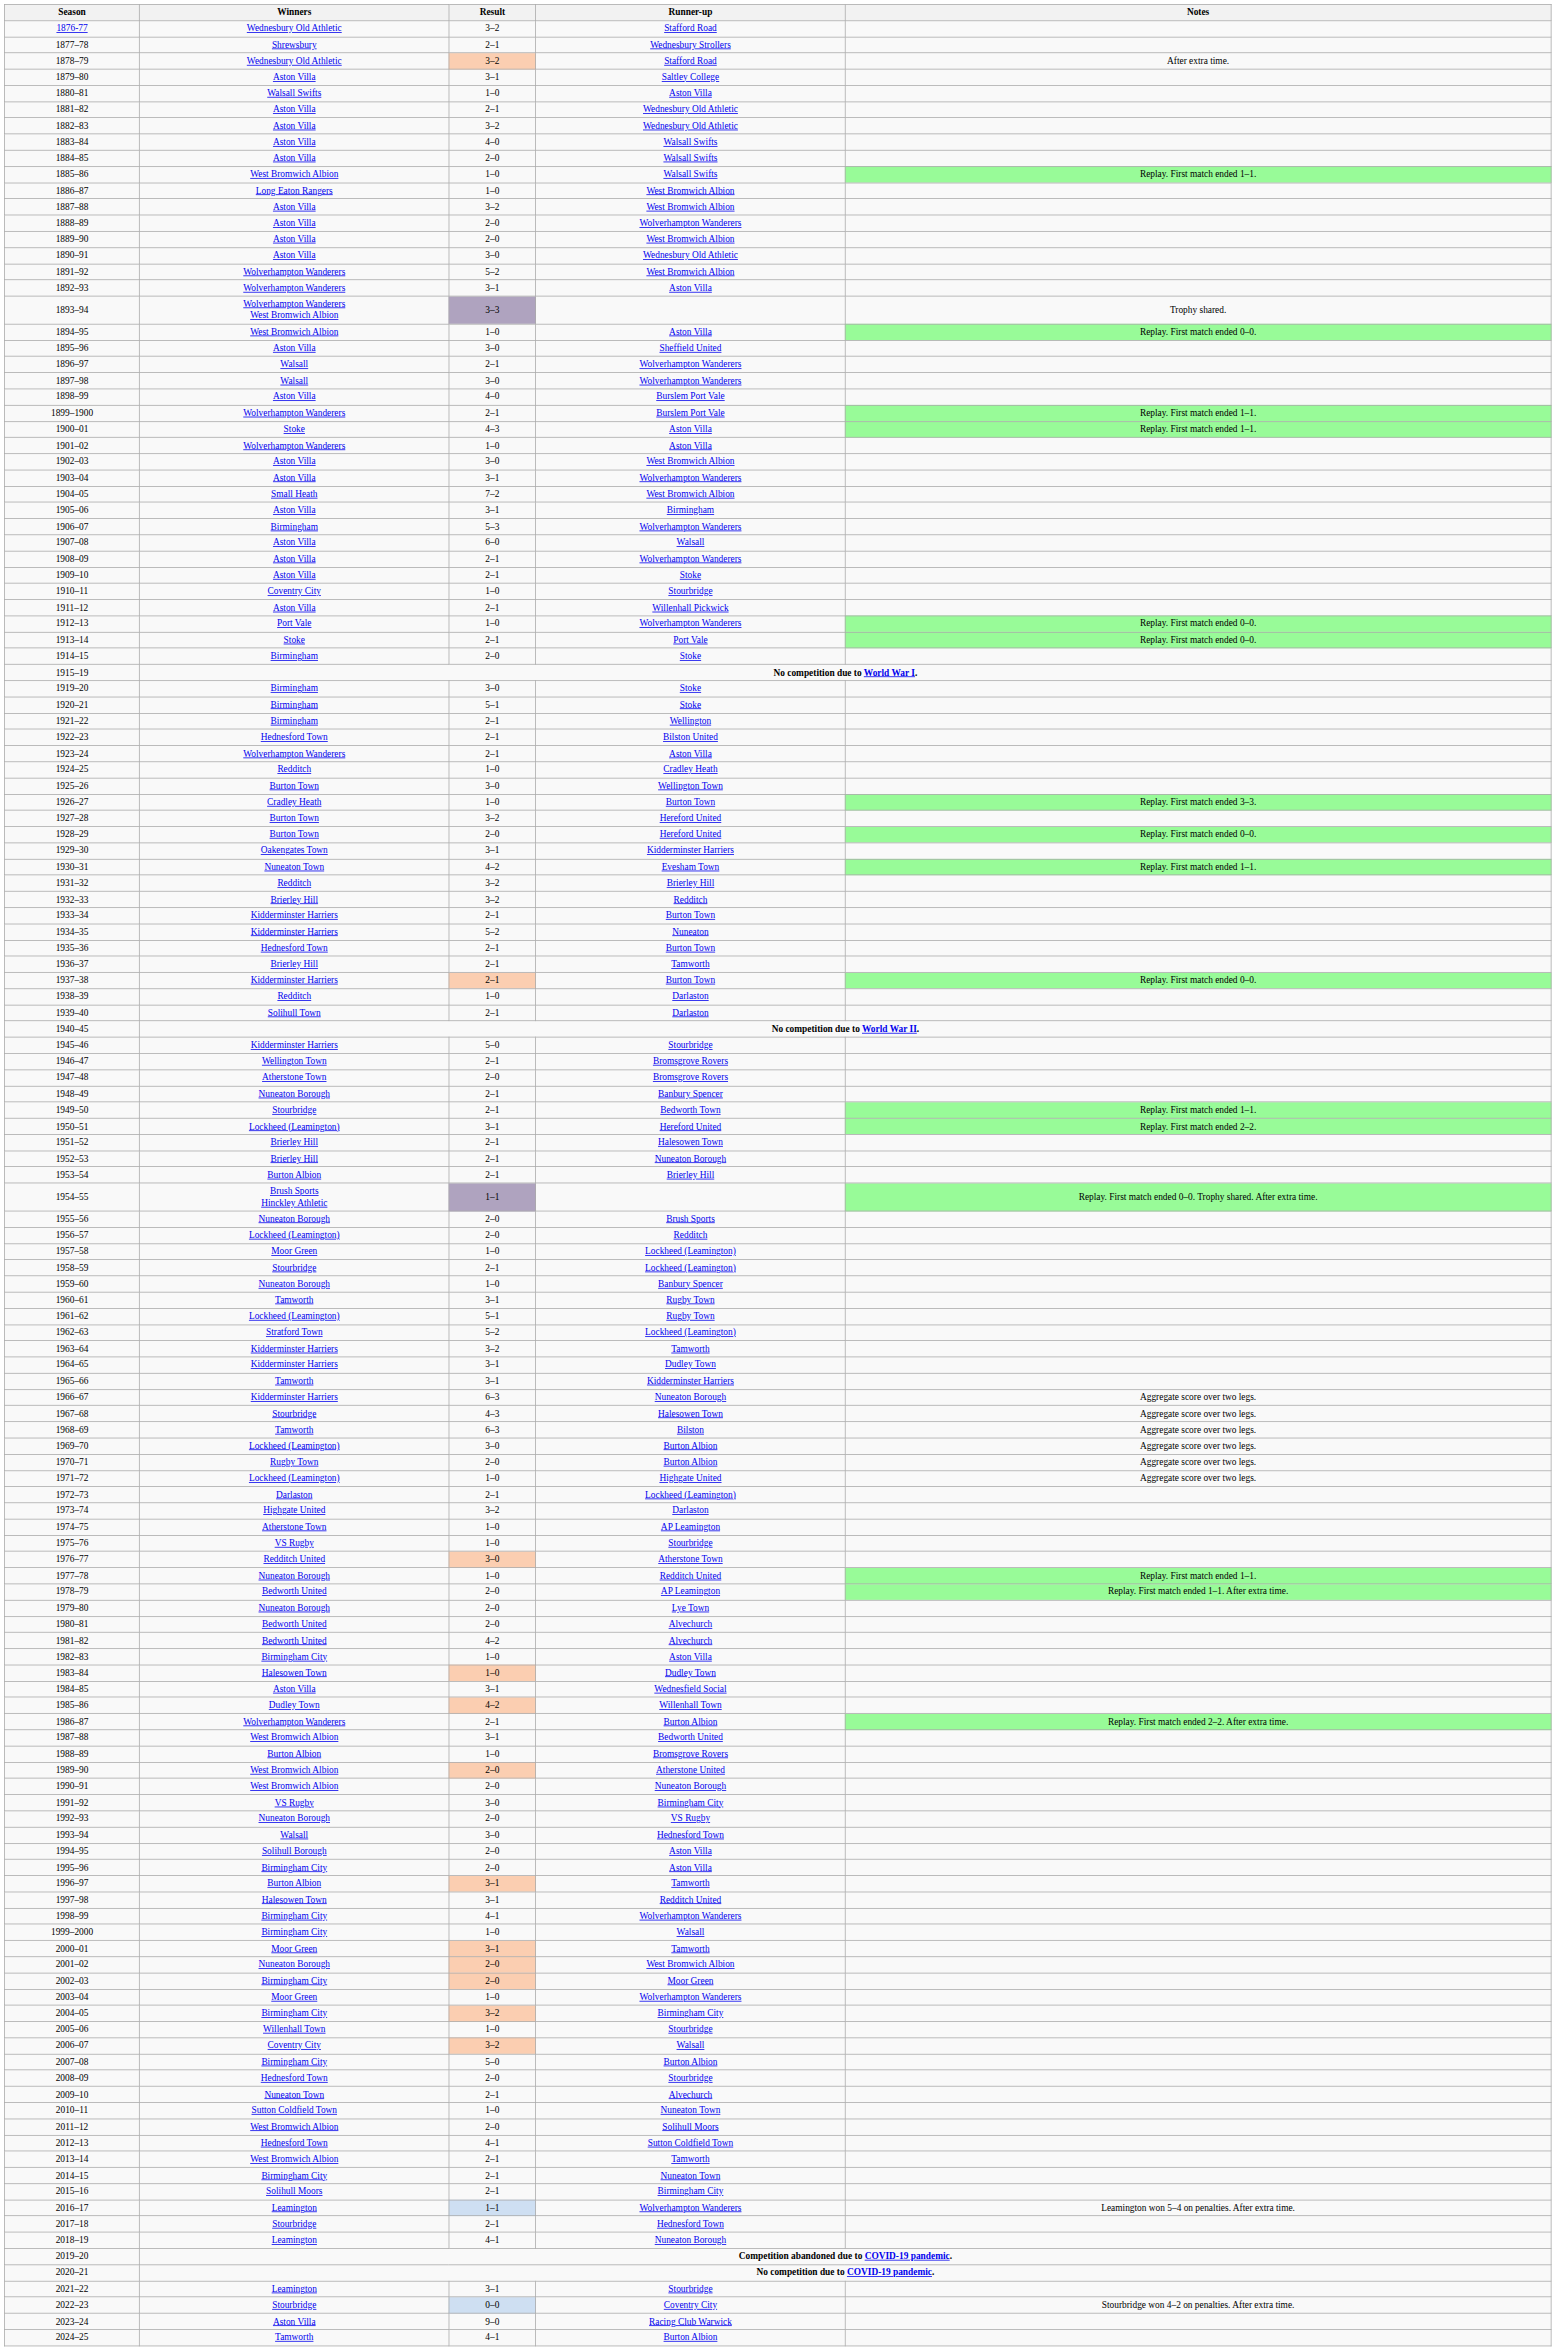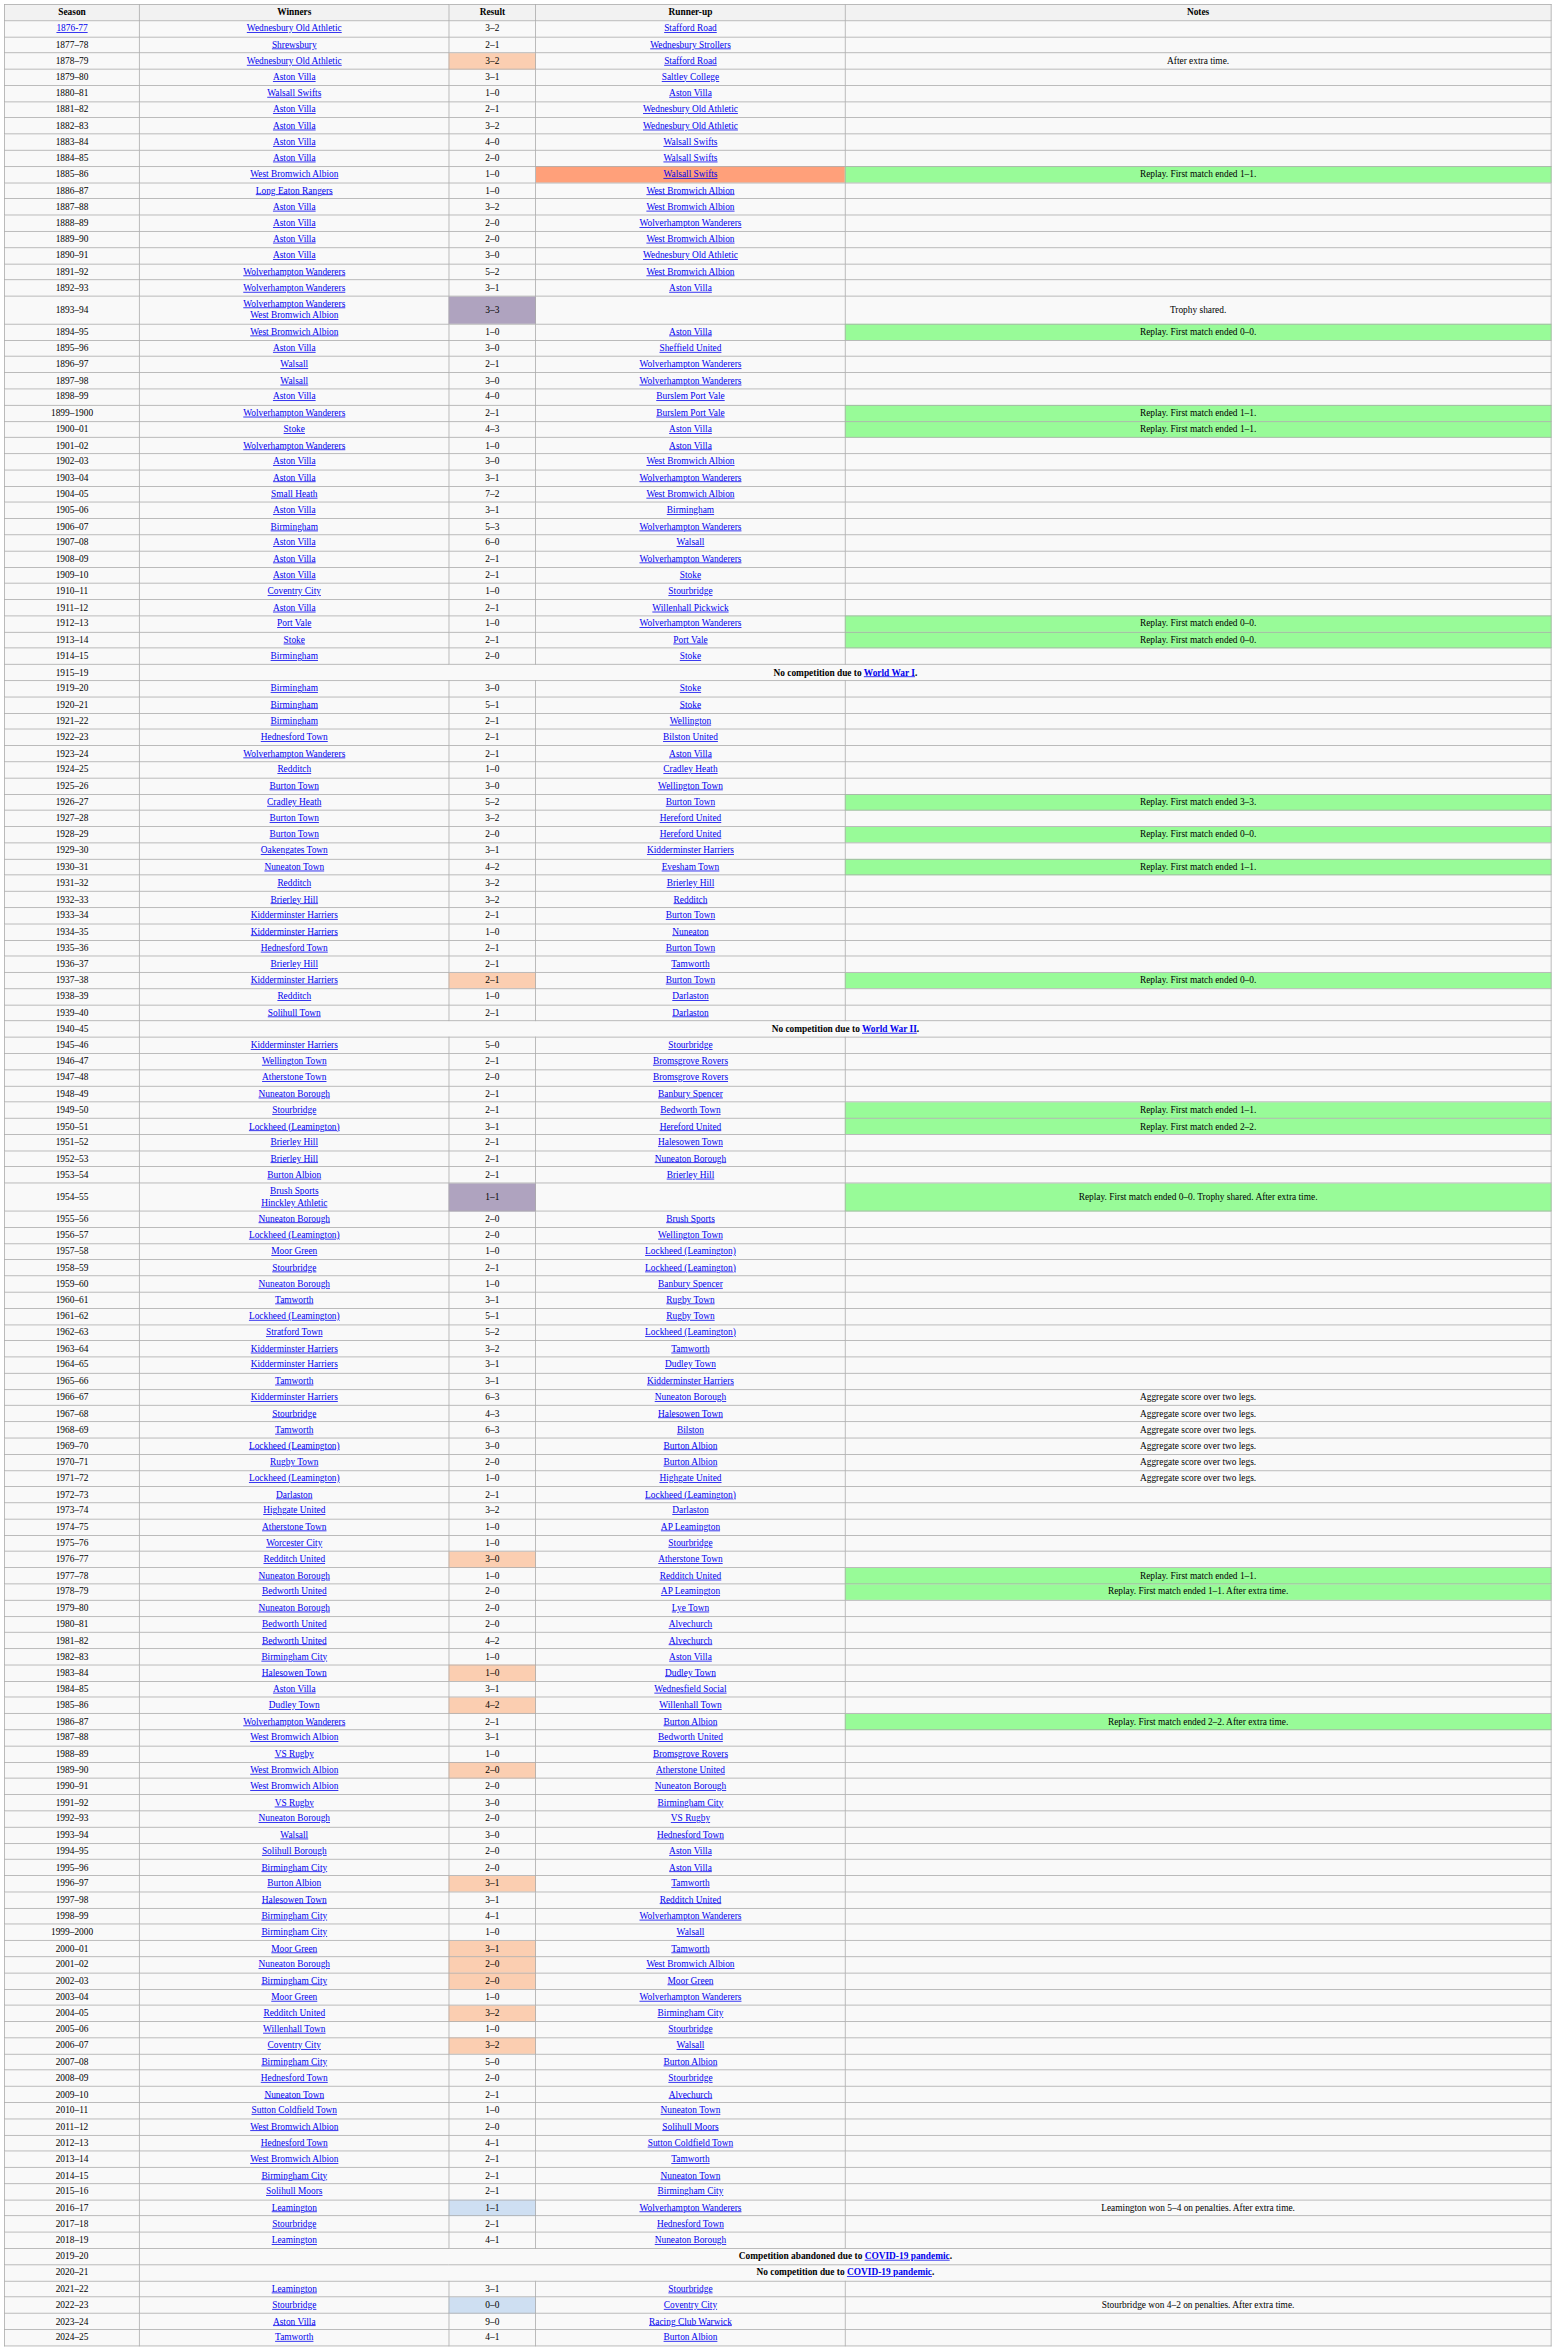(690, 174) no background -> (690, 174) lightsalmon background
(492, 802) 1–0 -> (492, 802) 5–2
(492, 932) 5–2 -> (492, 932) 1–0
(690, 1235) Redditch -> (690, 1235) Wellington Town
(294, 1543) VS Rugby -> (294, 1543) Worcester City
(294, 1754) Burton Albion -> (294, 1754) VS Rugby
(294, 2013) Birmingham City -> (294, 2013) Redditch United
